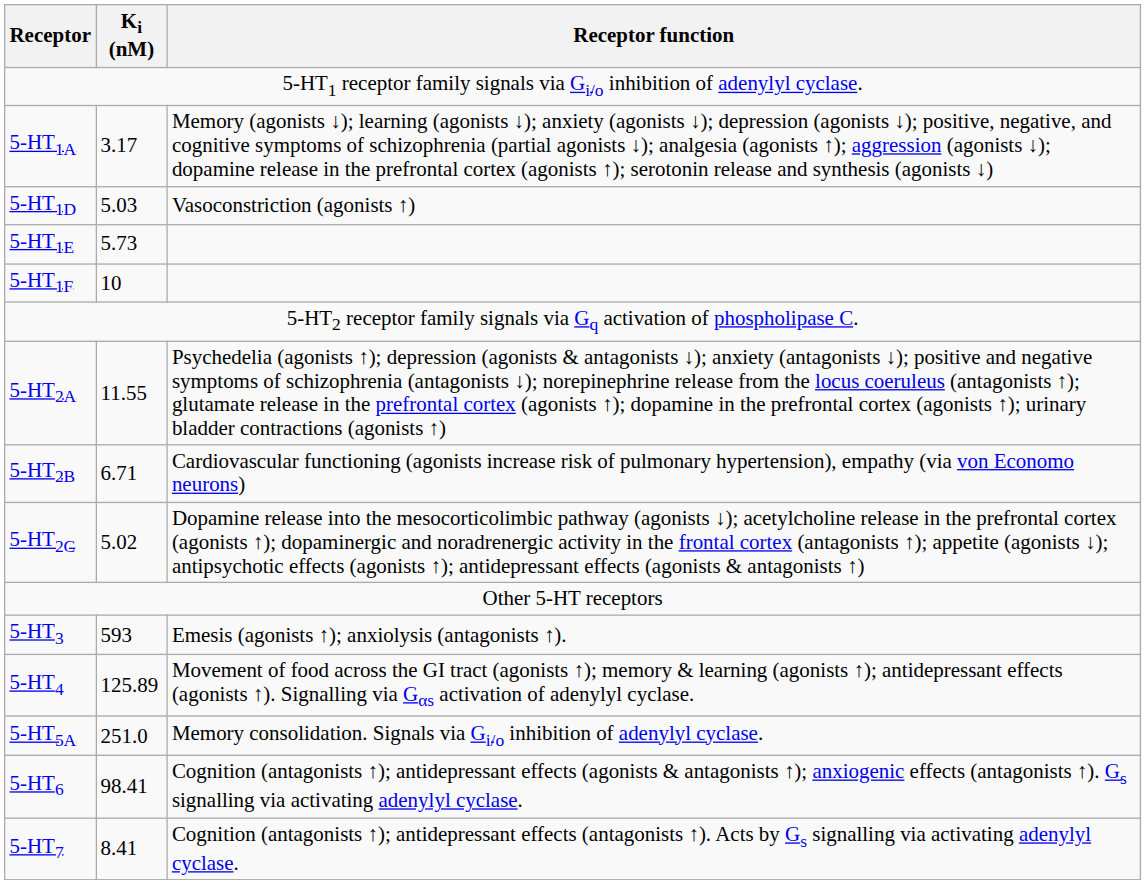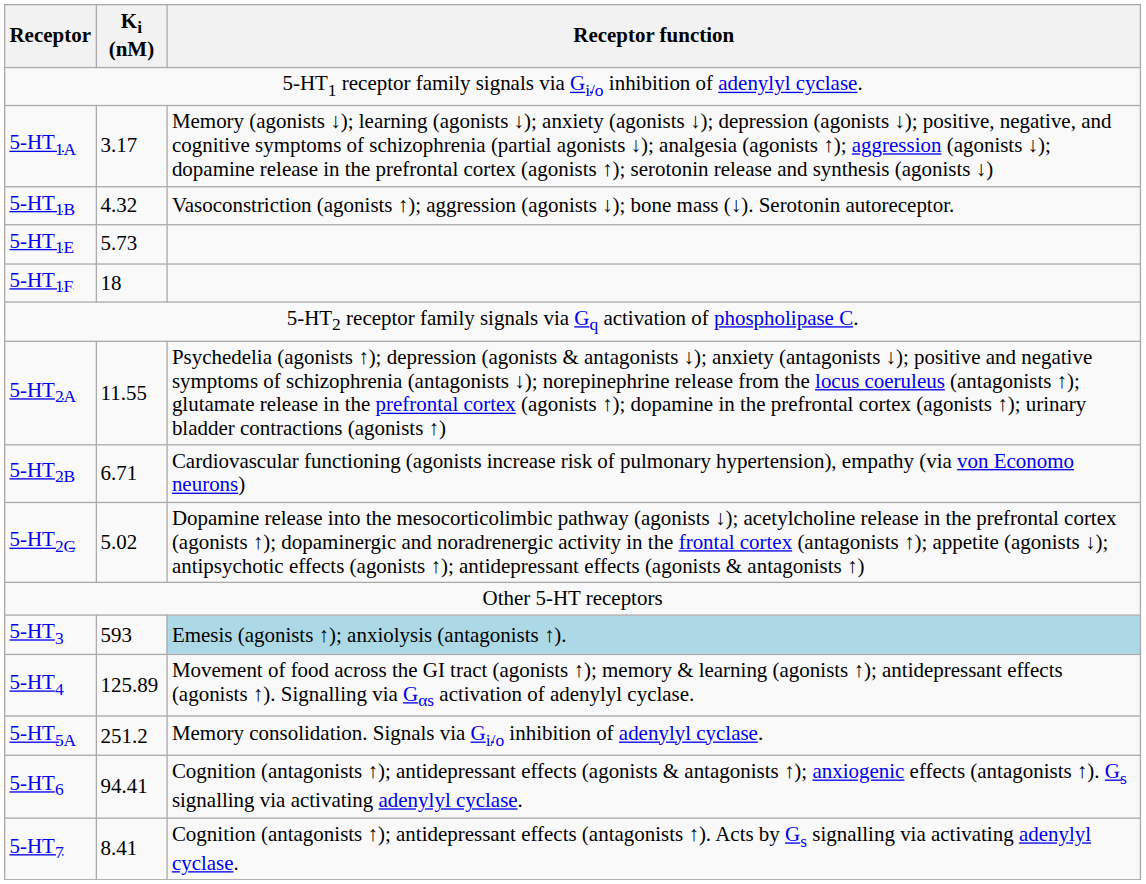+ row: (42, 205)
- row: (43, 205)
(111, 282) 10 -> (111, 282) 18
(369, 634) no background -> (369, 634) lightblue background
(124, 735) 251.0 -> (124, 735) 251.2
(124, 786) 98.41 -> (124, 786) 94.41
